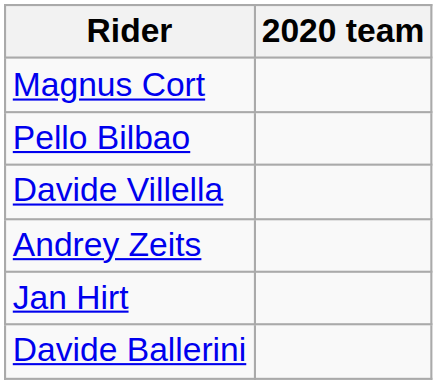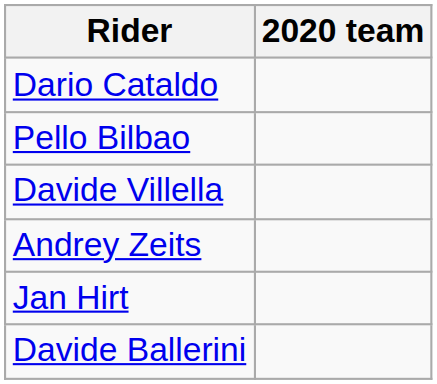+ row: (116, 84)
- row: (109, 84)
